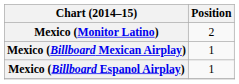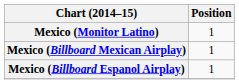(211, 32) 2 -> (211, 32) 1
